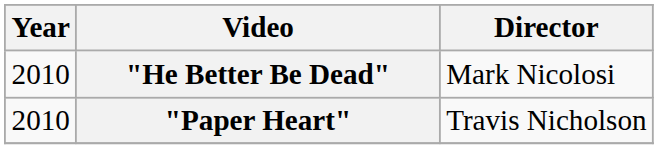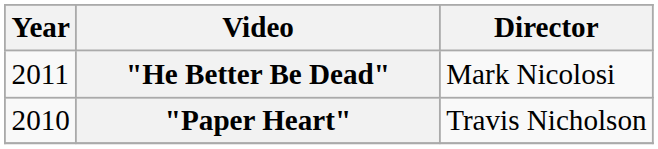(41, 73) 2010 -> (40, 73) 2011
